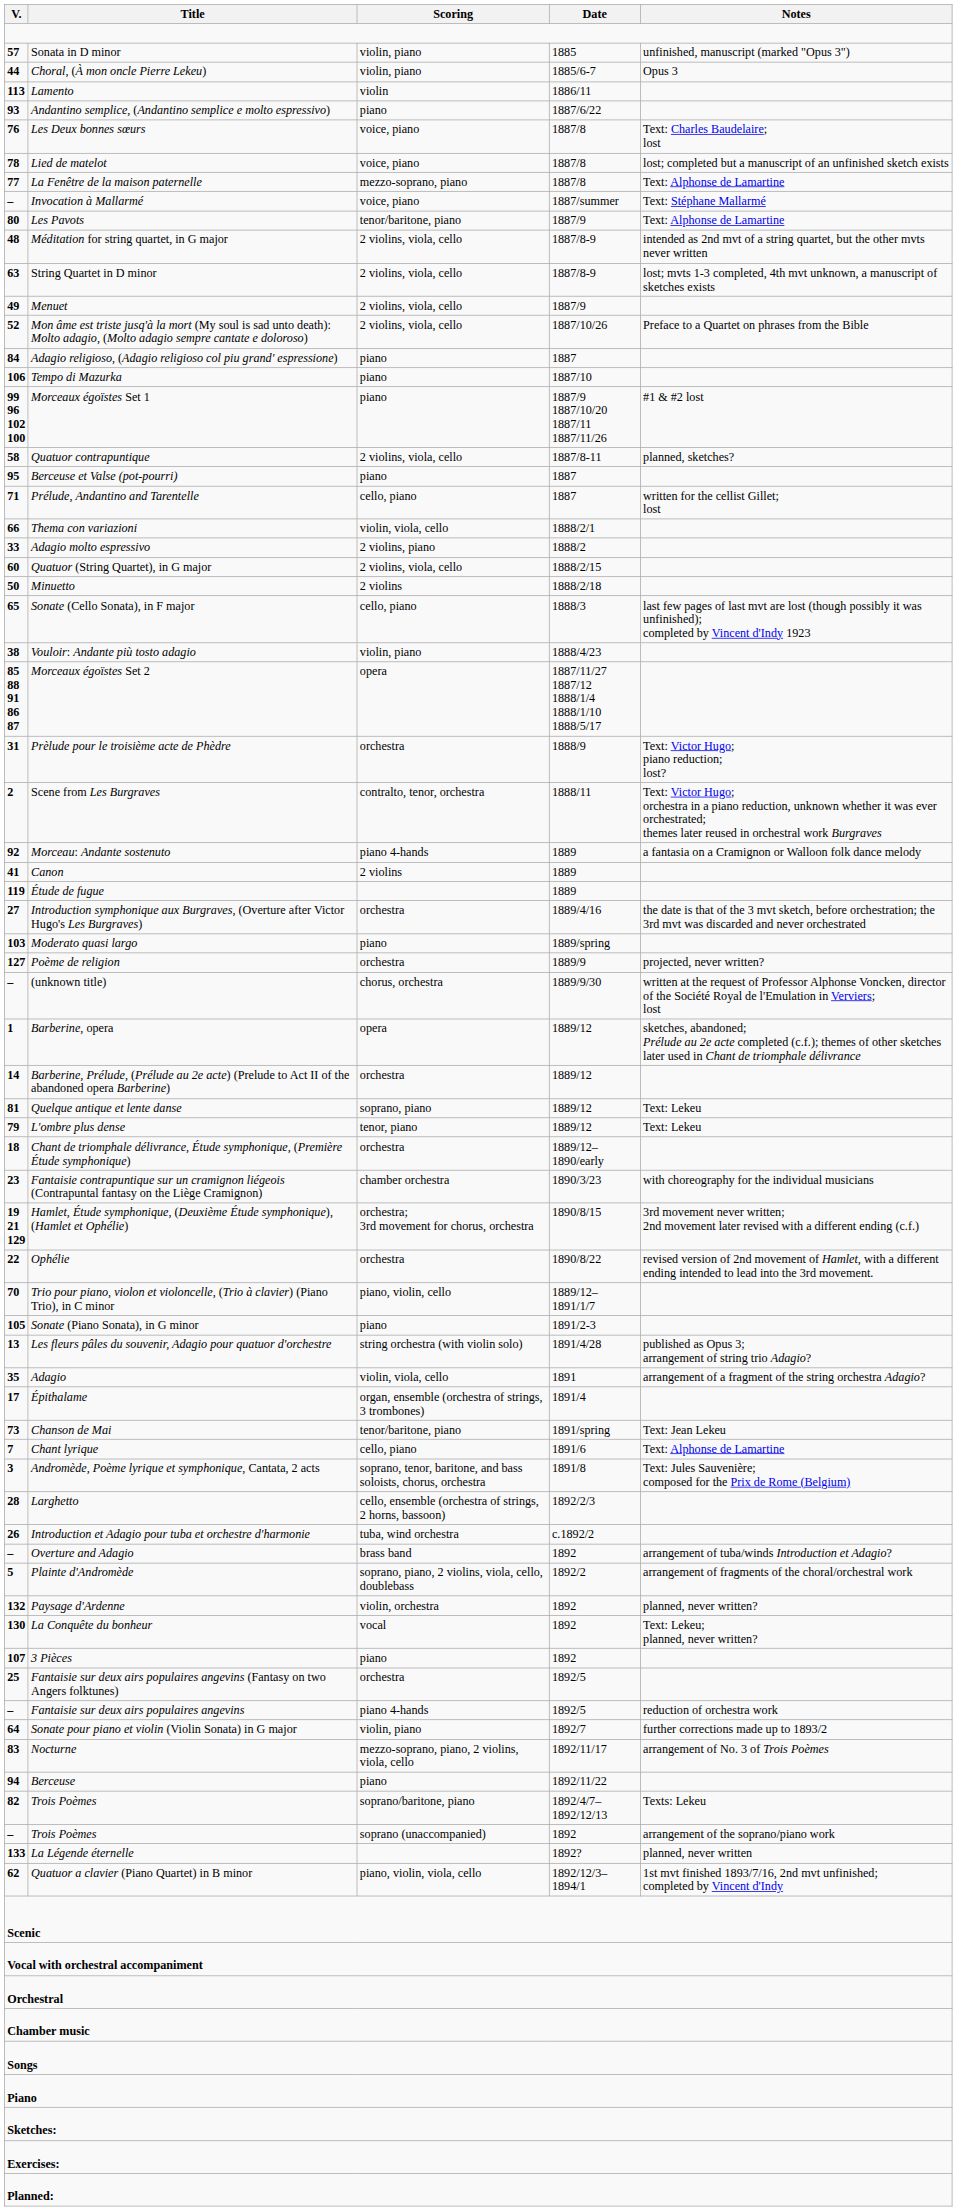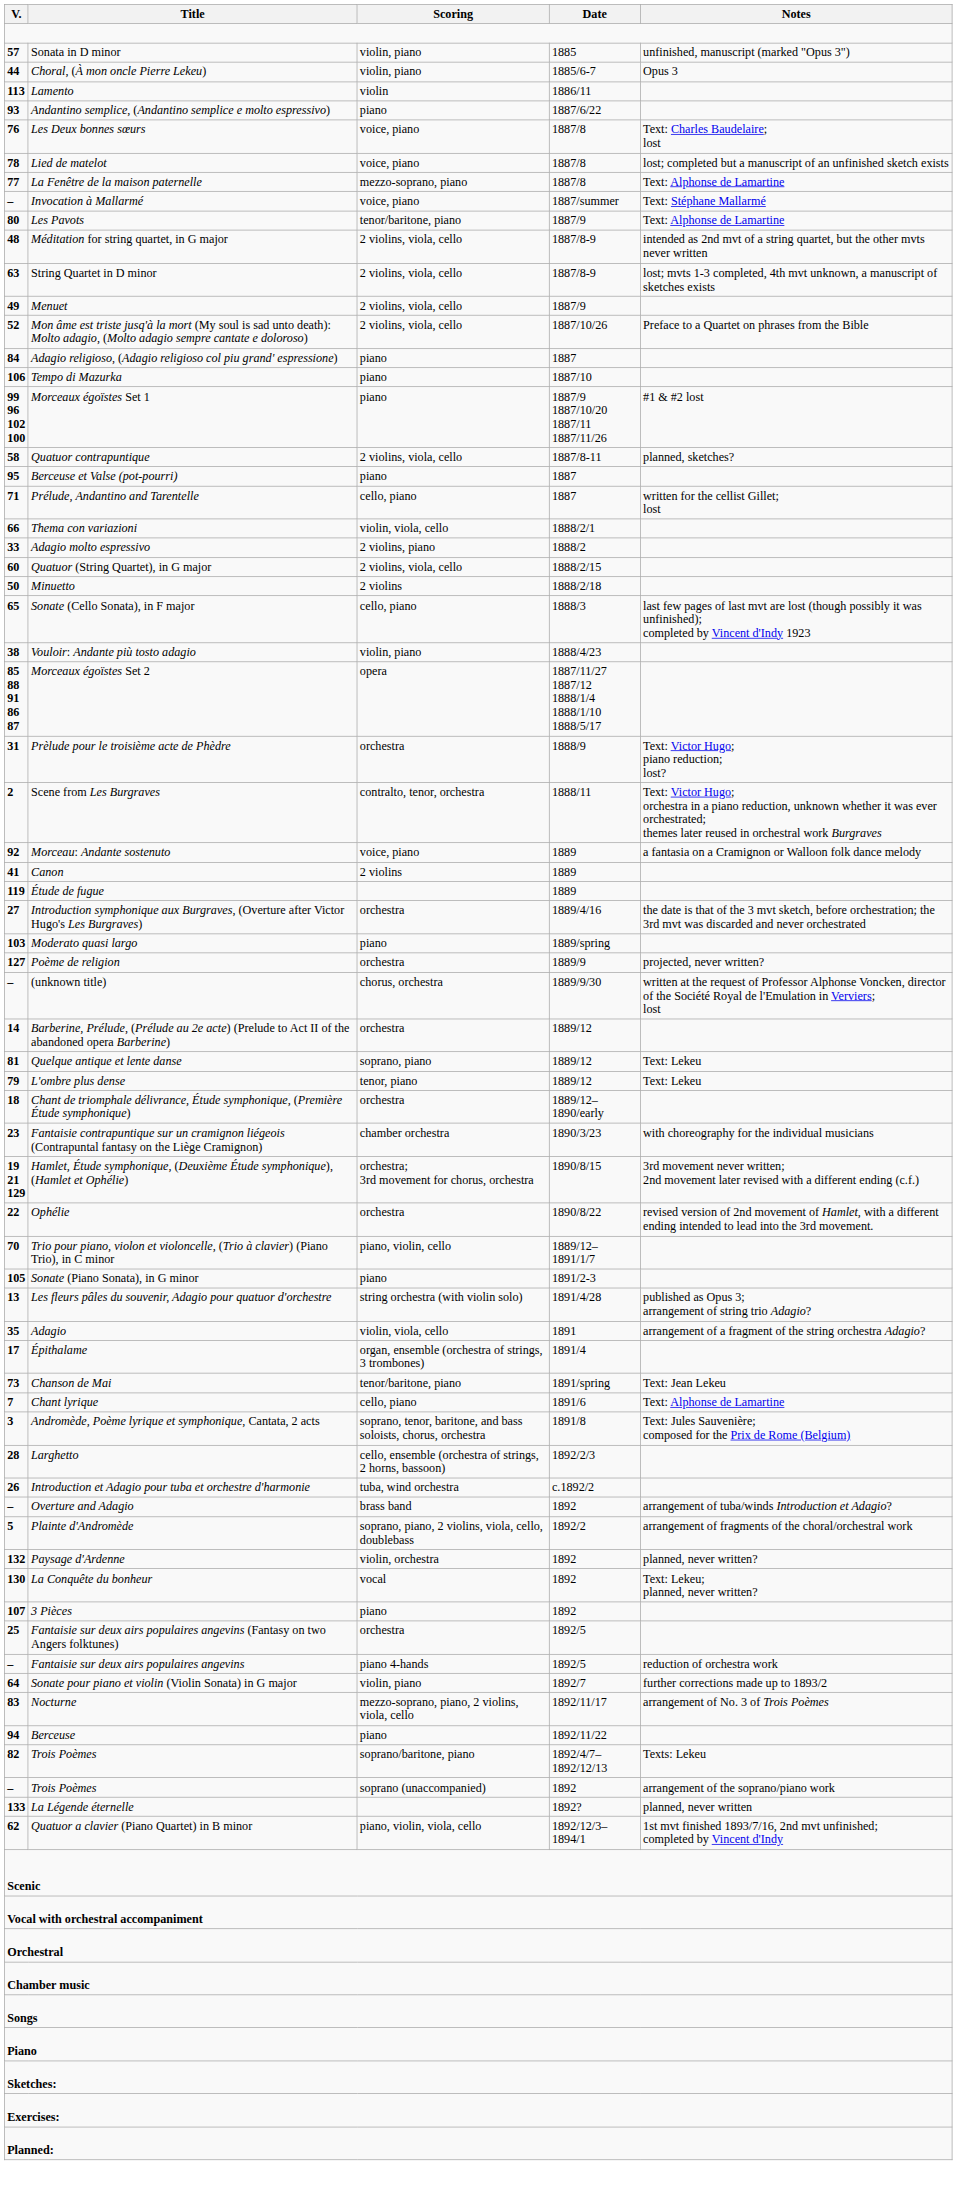(394, 852) piano 4-hands -> (390, 852) voice, piano
- row: (10, 1028)
